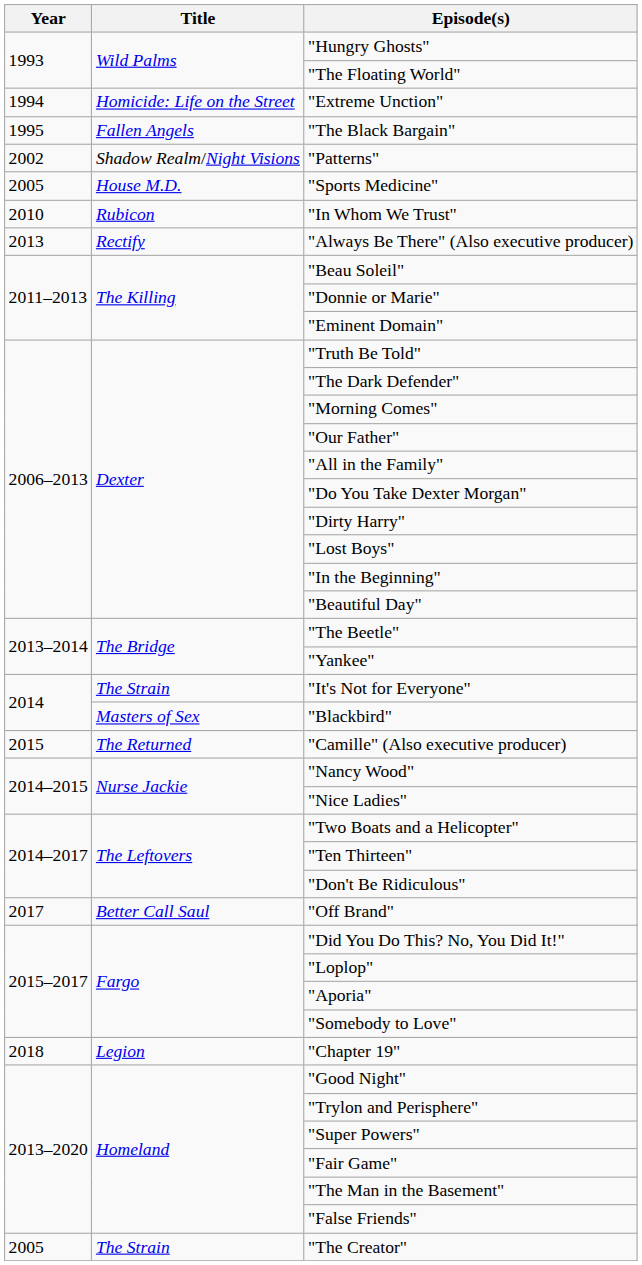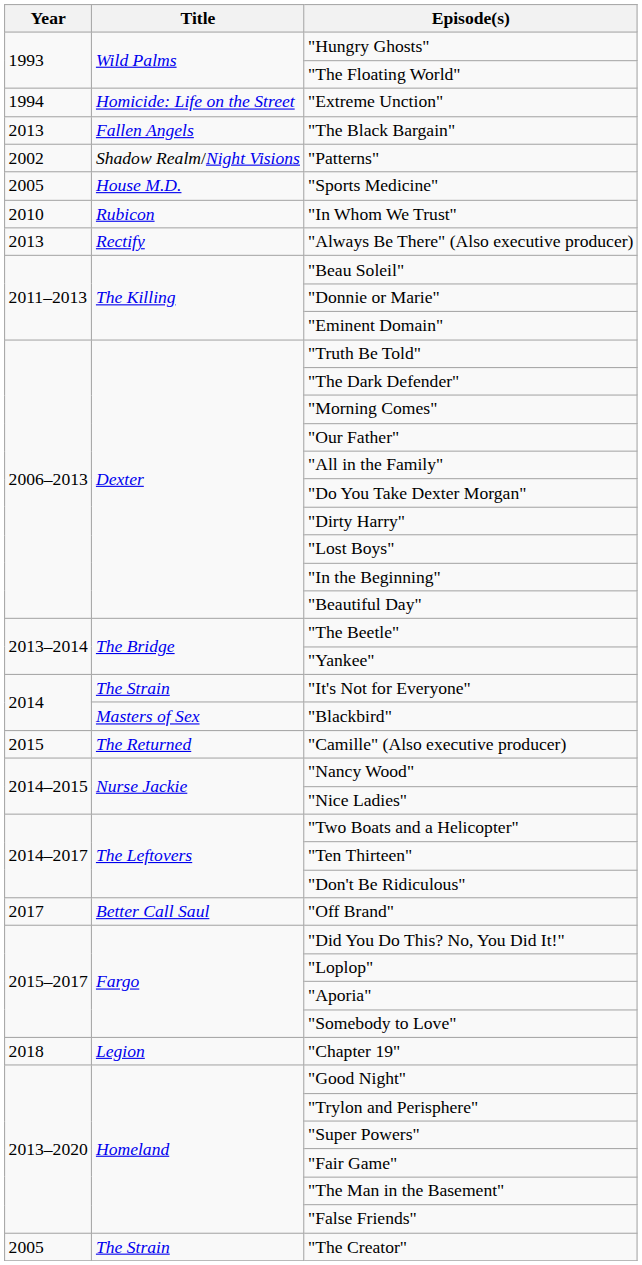(26, 130) 1995 -> (26, 130) 2013
